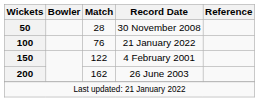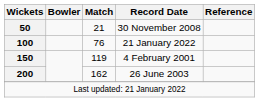(99, 27) 28 -> (99, 27) 21
(99, 58) 122 -> (99, 58) 119
